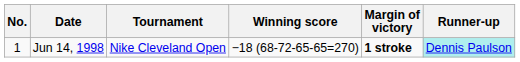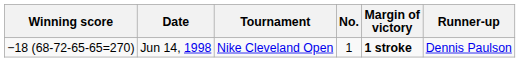columns swapped: (17, 21) <-> (295, 21)
(469, 48) paleturquoise background -> (469, 48) no background
